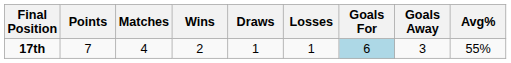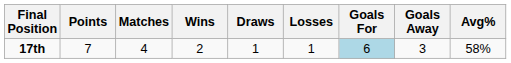(478, 49) 55% -> (478, 49) 58%
